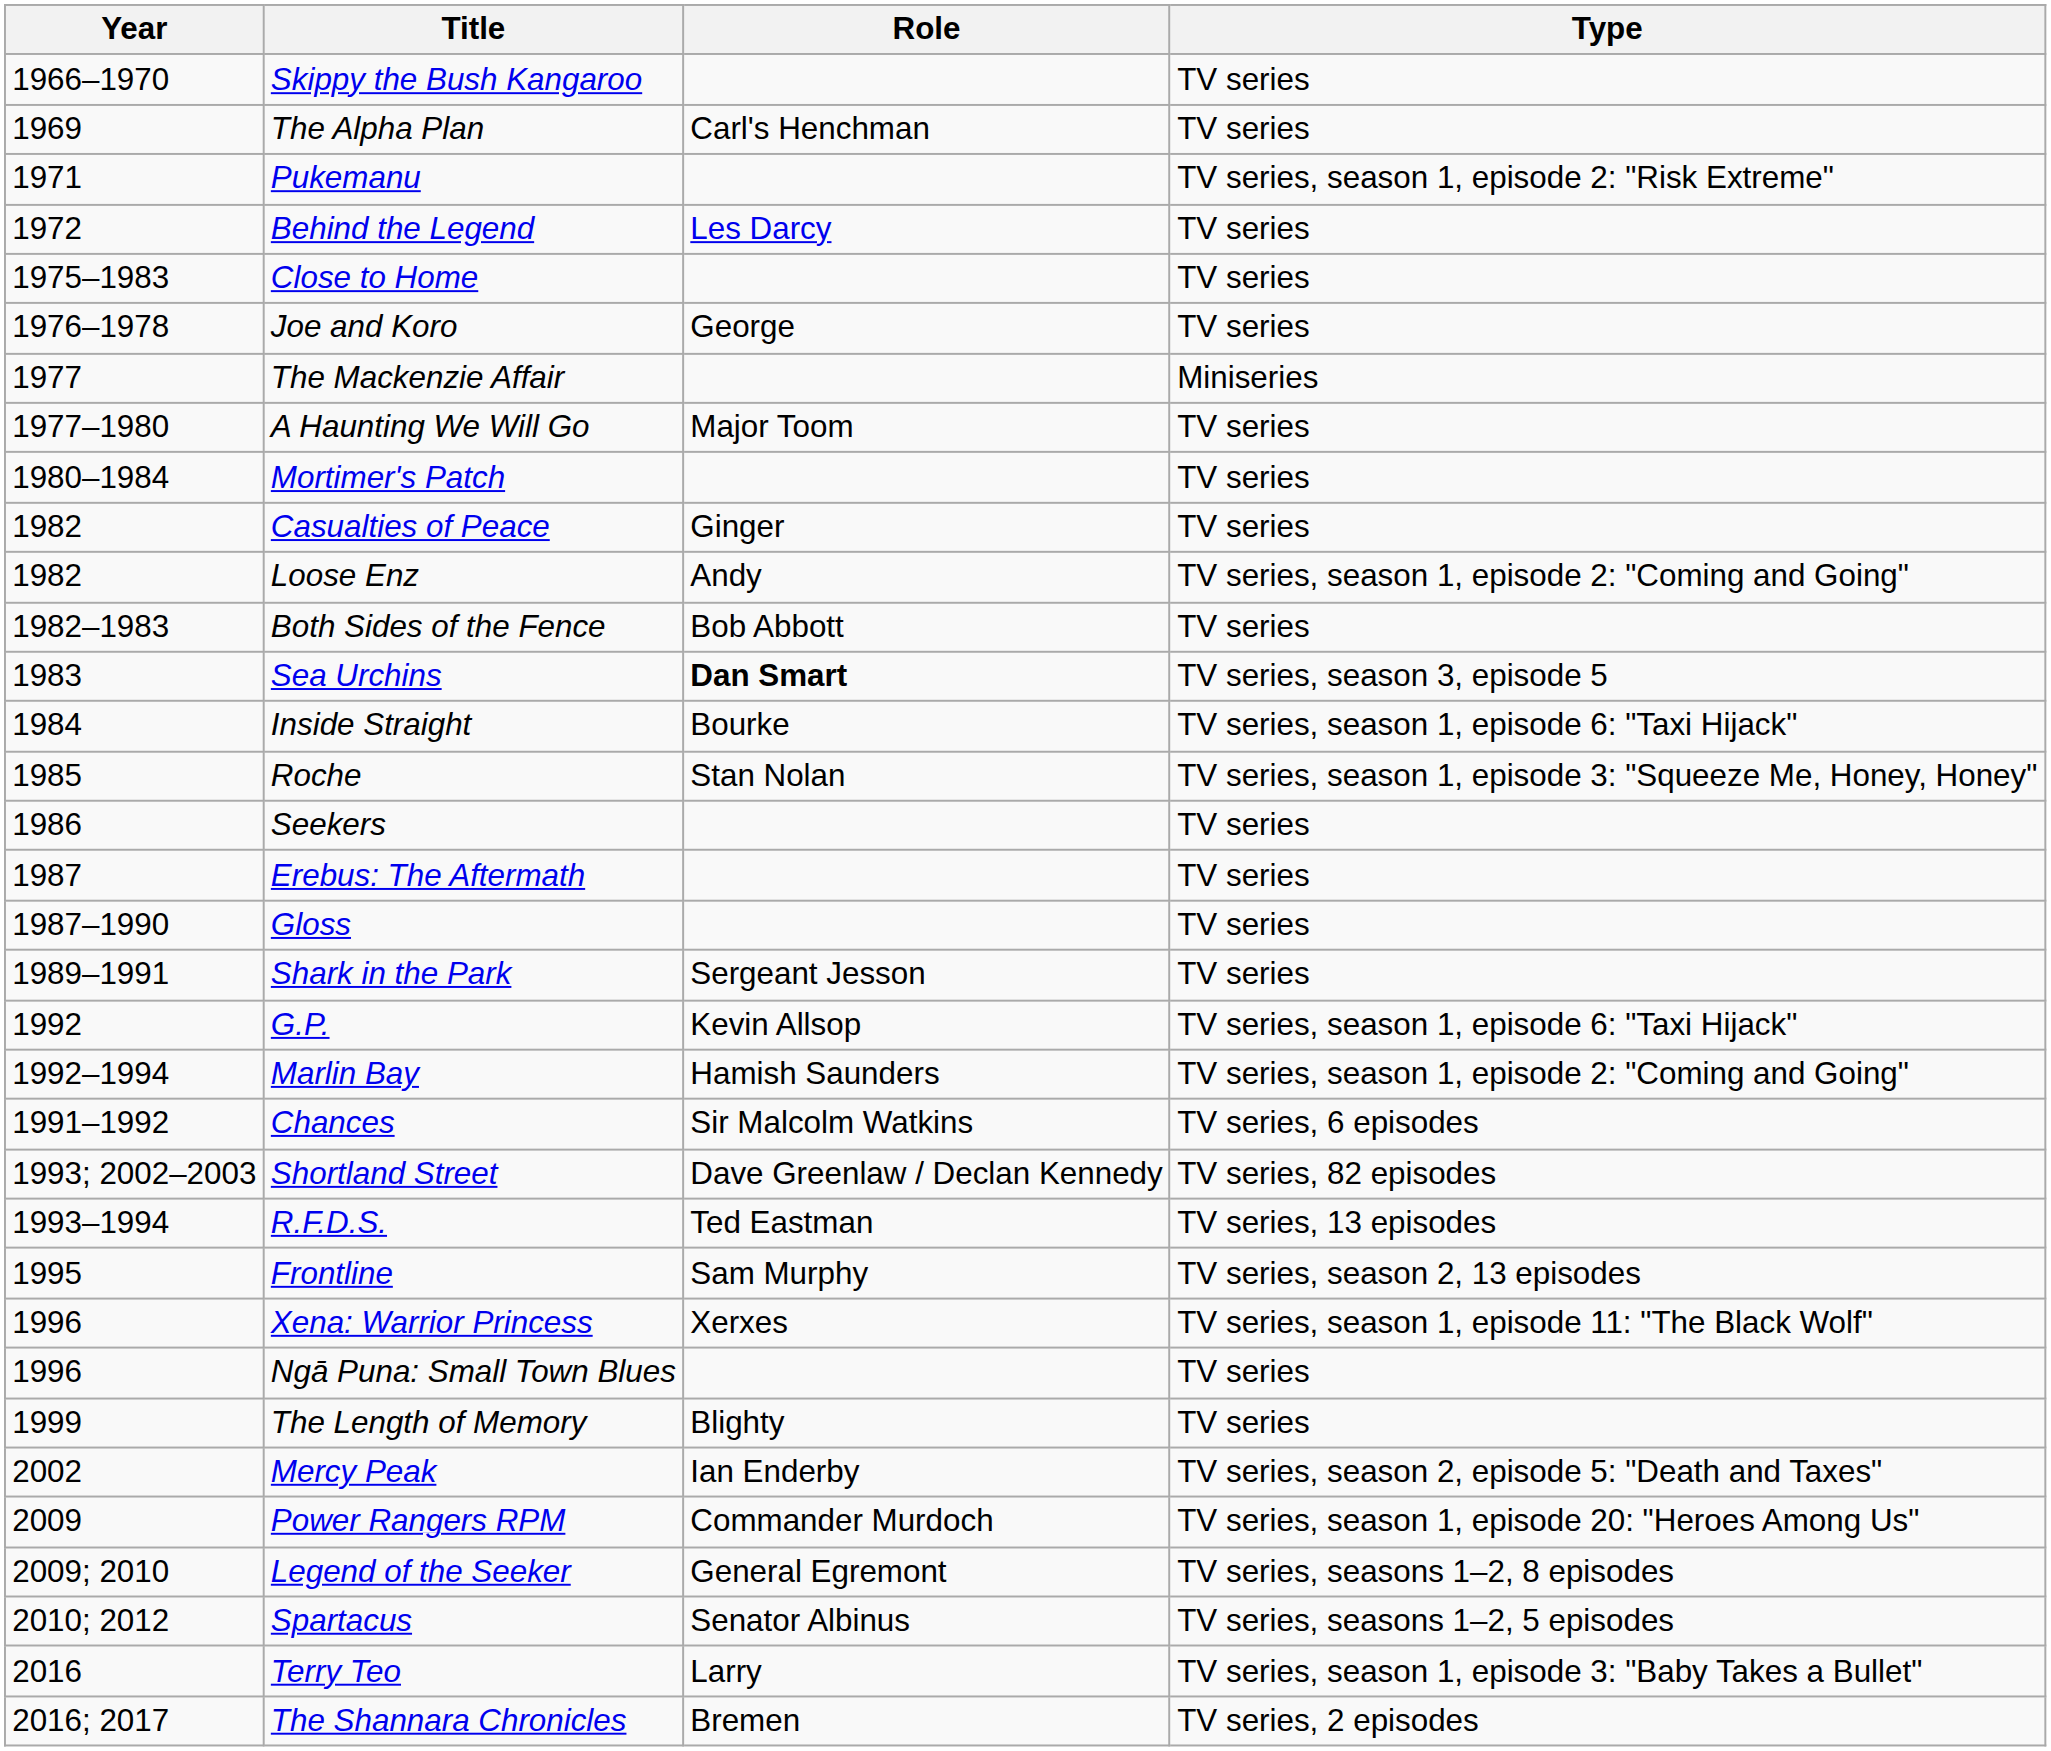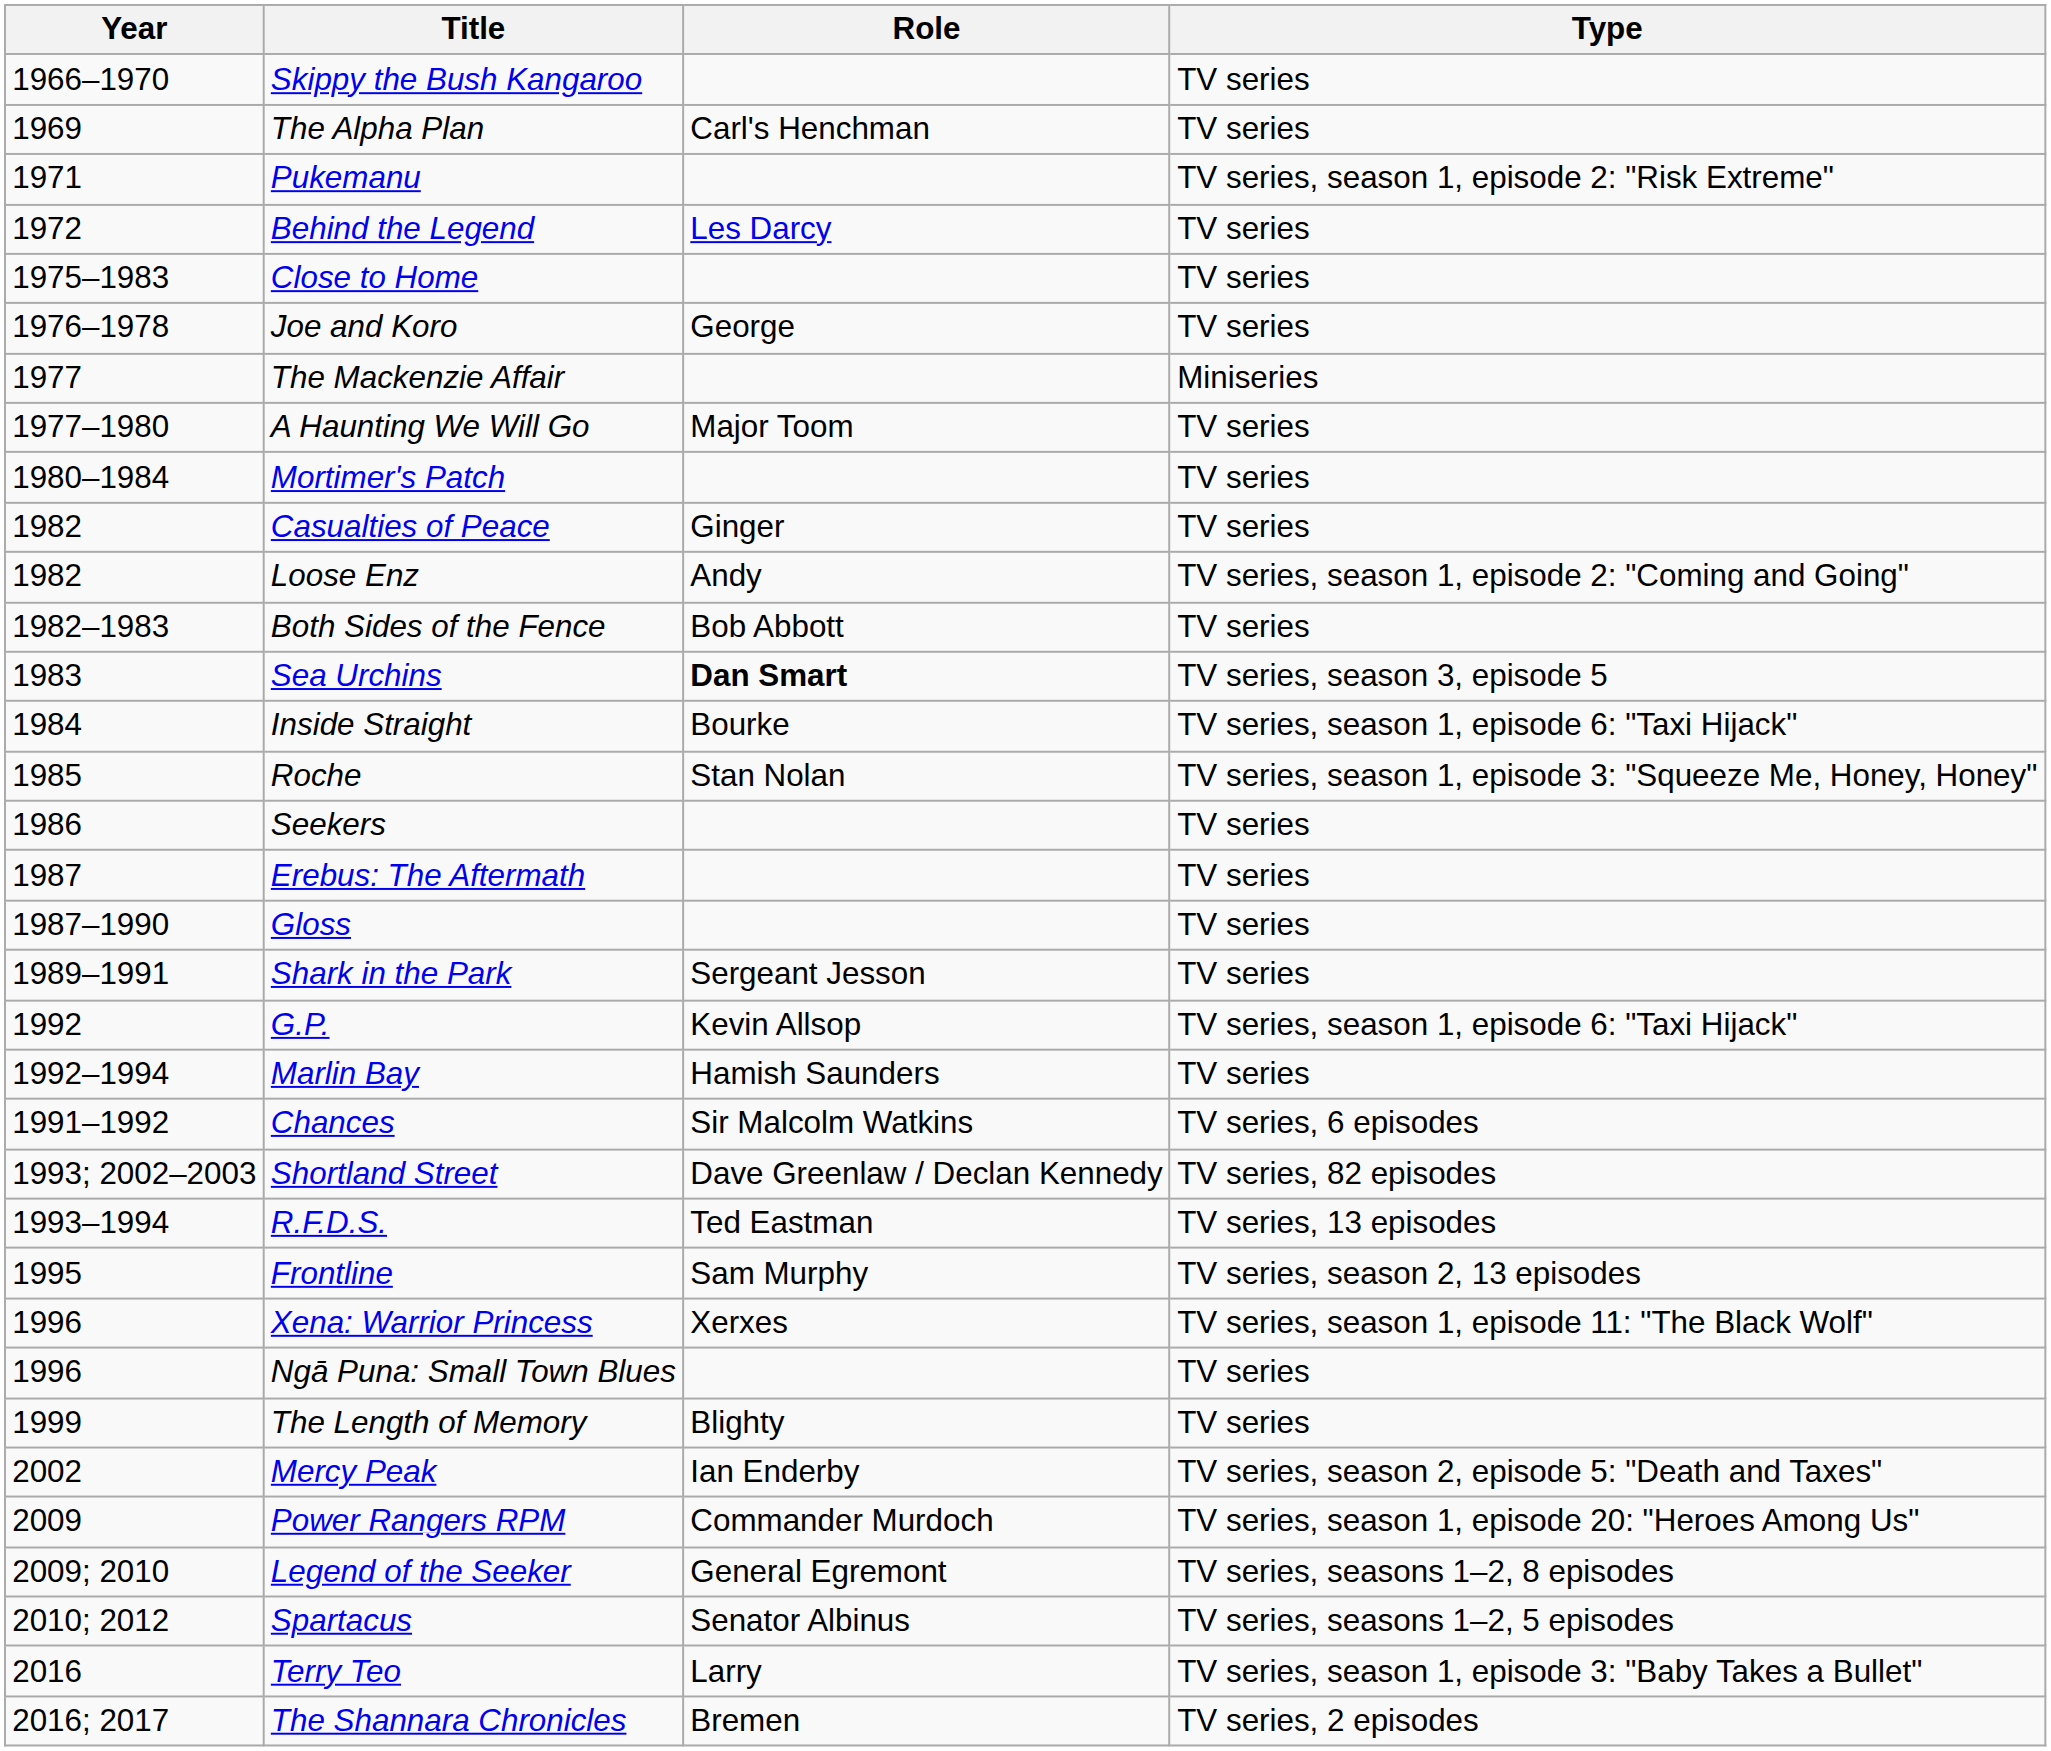(1543, 1073) TV series, season 1, episode 2: "Coming and Going" -> (1243, 1073) TV series
